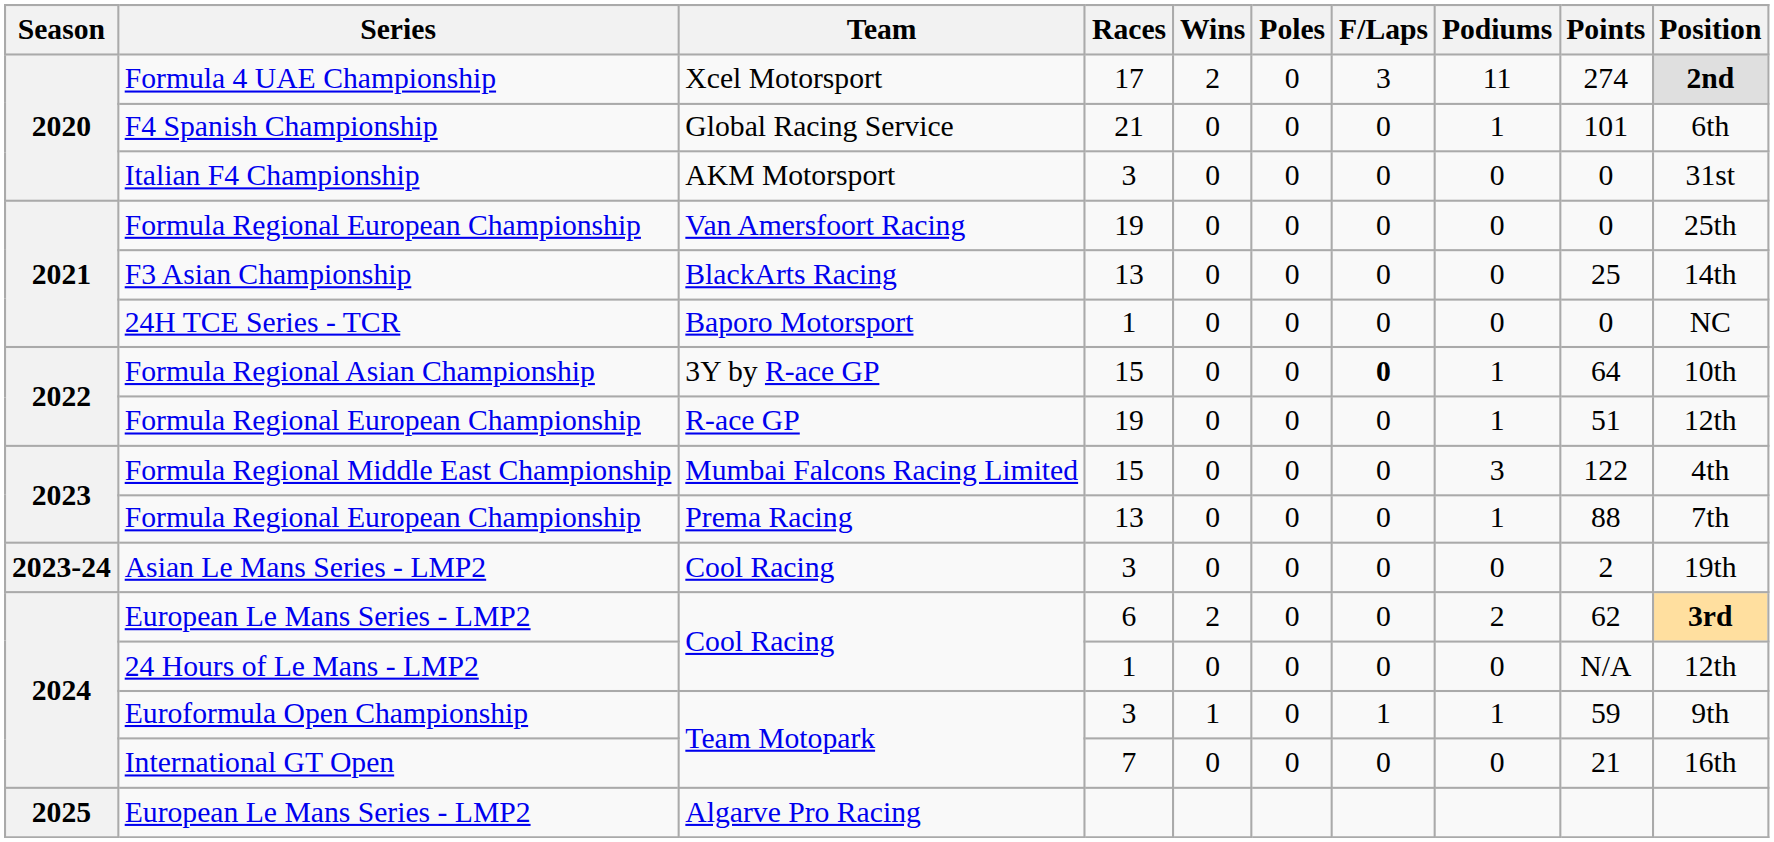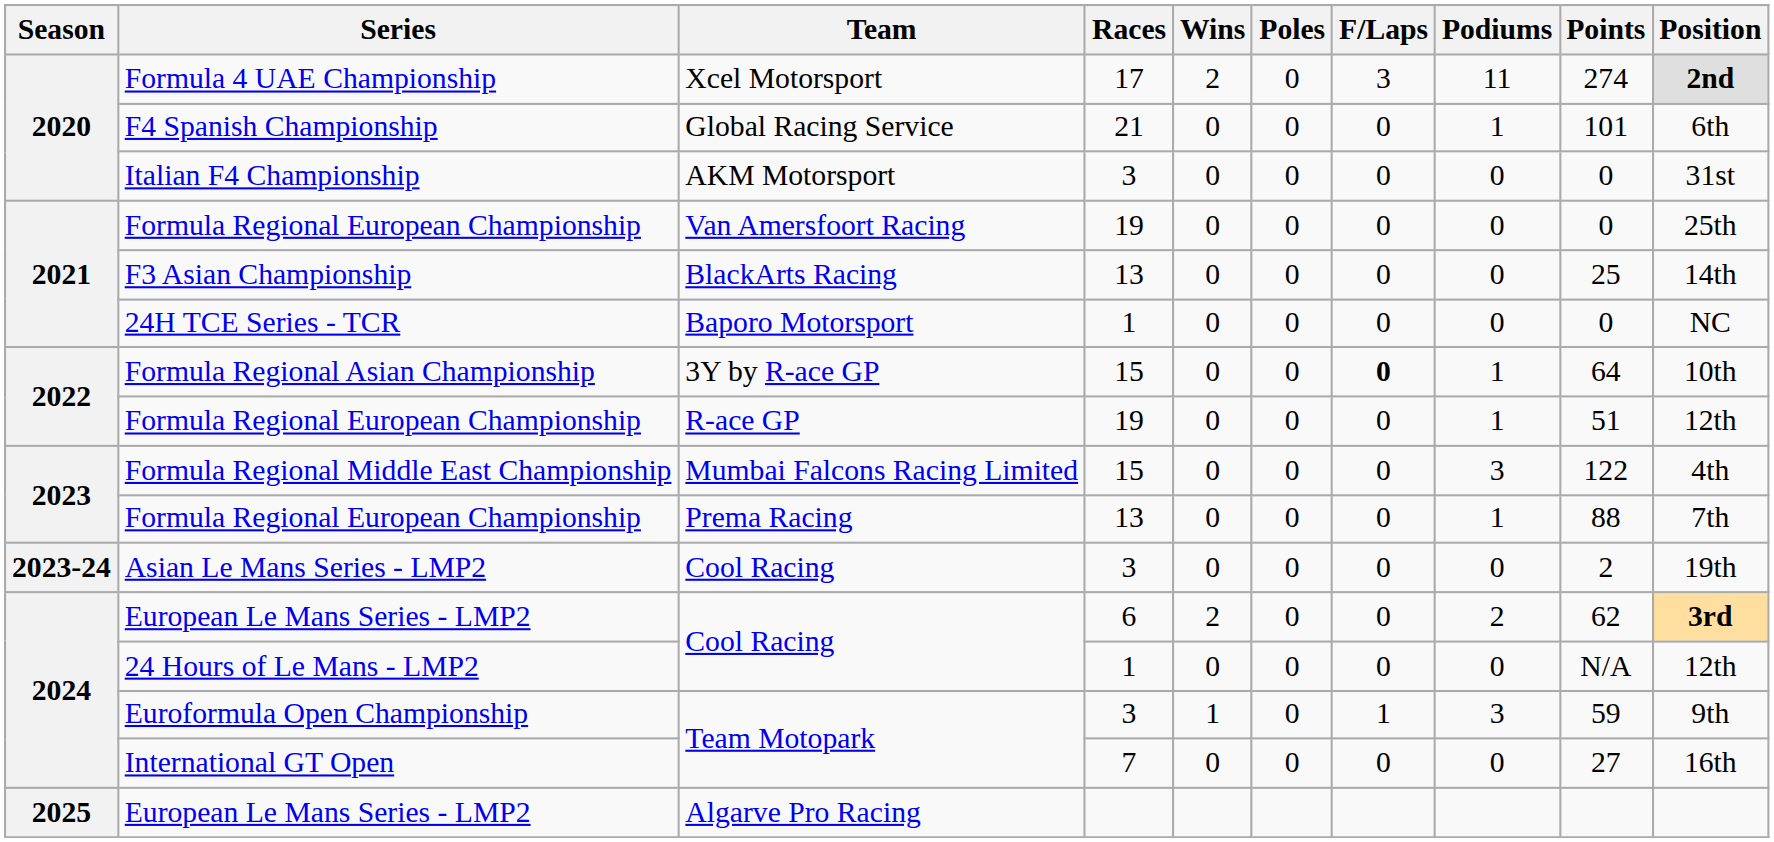(1497, 714) 1 -> (1497, 714) 3
(1606, 763) 21 -> (1606, 763) 27
